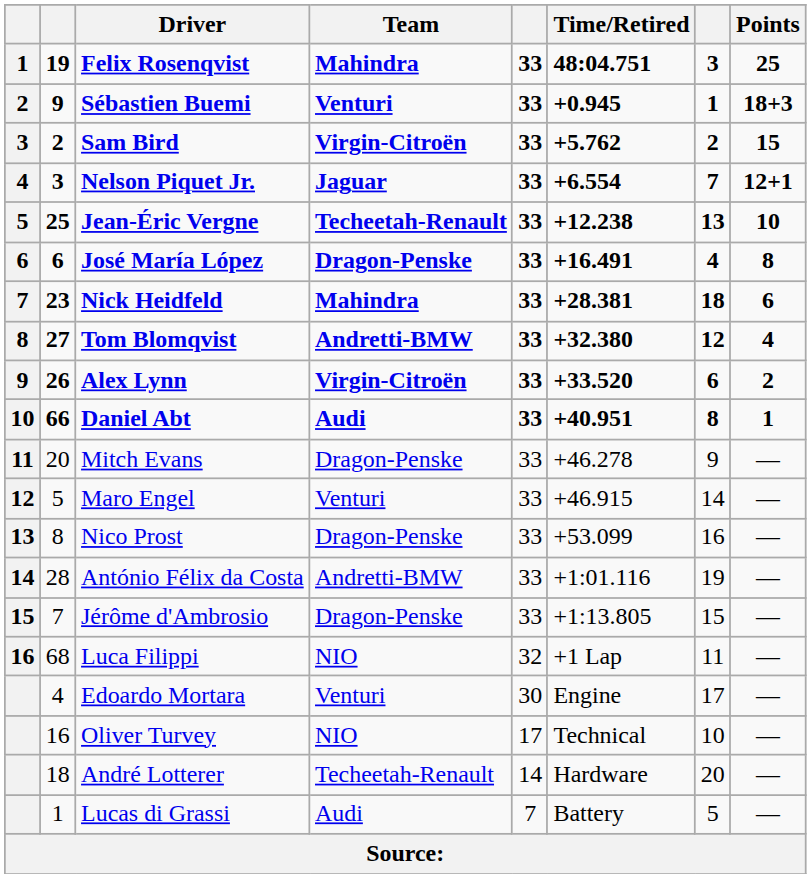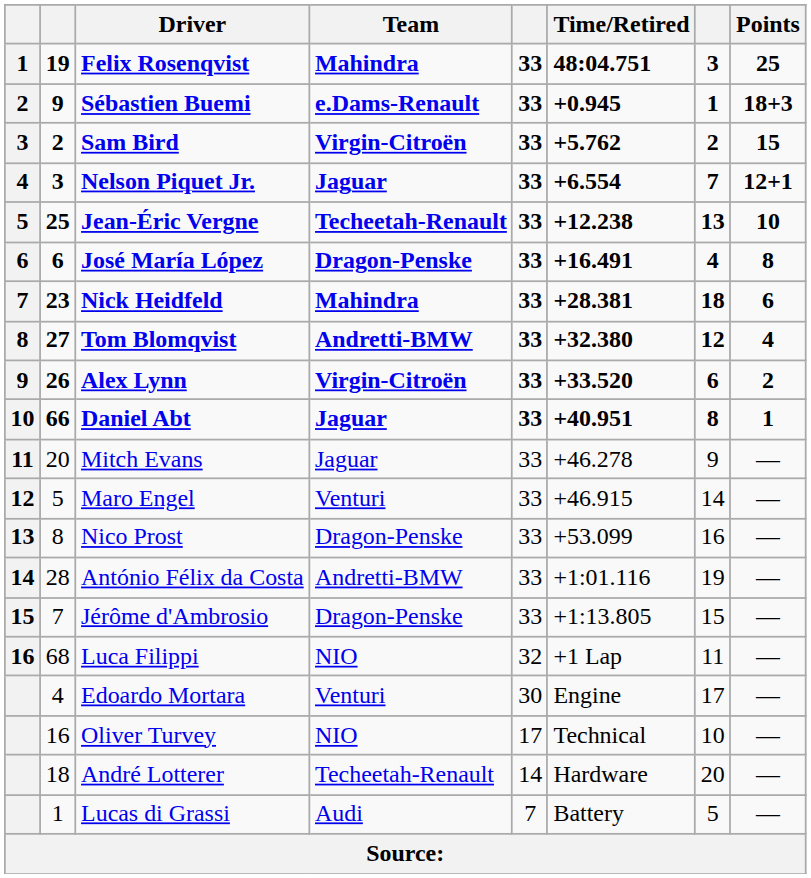(354, 102) Venturi -> (397, 102) e.Dams-Renault
(340, 418) Audi -> (351, 418) Jaguar
(389, 458) Dragon-Penske -> (346, 458) Jaguar
